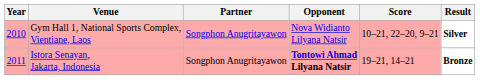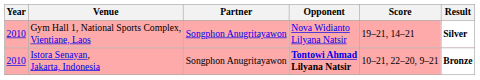(400, 34) 10–21, 22–20, 9–21 -> (388, 34) 19–21, 14–21
(16, 61) 2011 -> (16, 61) 2010
(388, 61) 19–21, 14–21 -> (400, 61) 10–21, 22–20, 9–21
